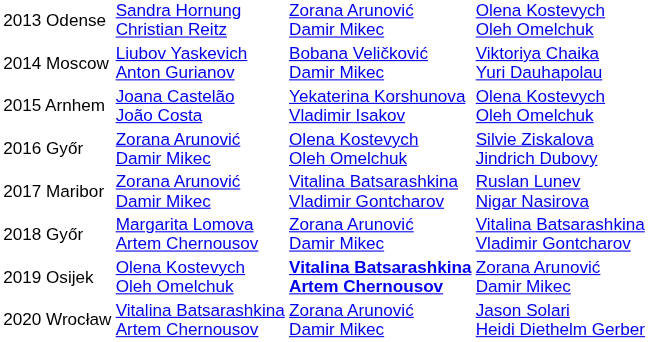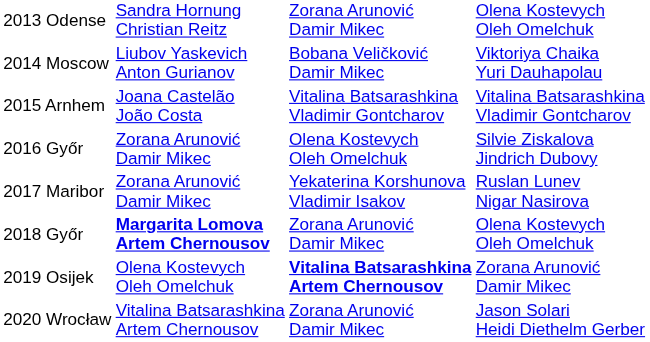(377, 106) Yekaterina Korshunova Vladimir Isakov -> (374, 106) Vitalina Batsarashkina Vladimir Gontcharov
(540, 106) Olena Kostevych Oleh Omelchuk -> (560, 106) Vitalina Batsarashkina Vladimir Gontcharov
(374, 191) Vitalina Batsarashkina Vladimir Gontcharov -> (377, 191) Yekaterina Korshunova Vladimir Isakov
(187, 234) normal -> (193, 234) bold
(560, 234) Vitalina Batsarashkina Vladimir Gontcharov -> (540, 234) Olena Kostevych Oleh Omelchuk
